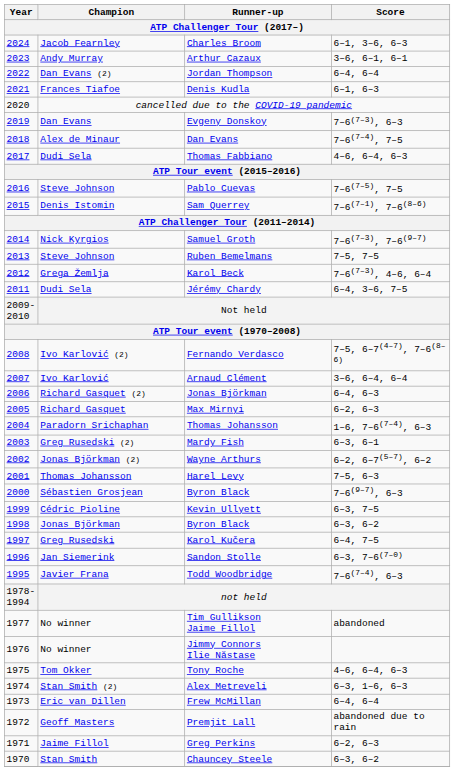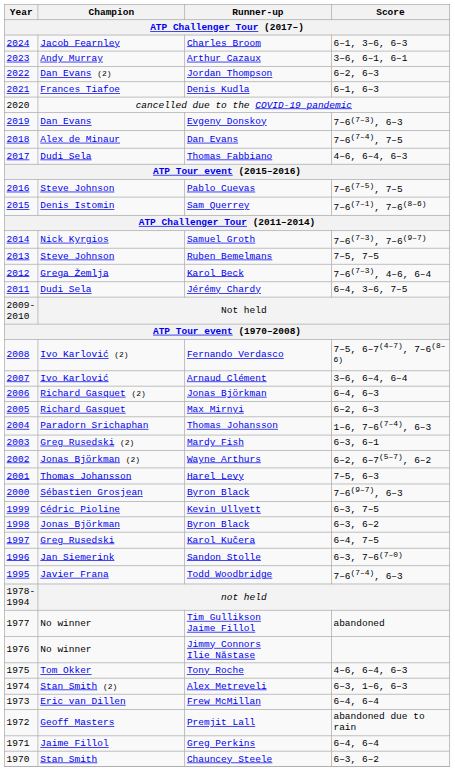(356, 74) 6–4, 6–4 -> (356, 74) 6–2, 6–3
(356, 744) 6–2, 6–3 -> (356, 744) 6–4, 6–4
